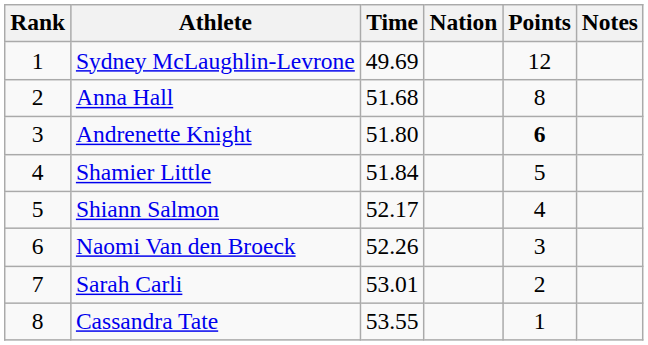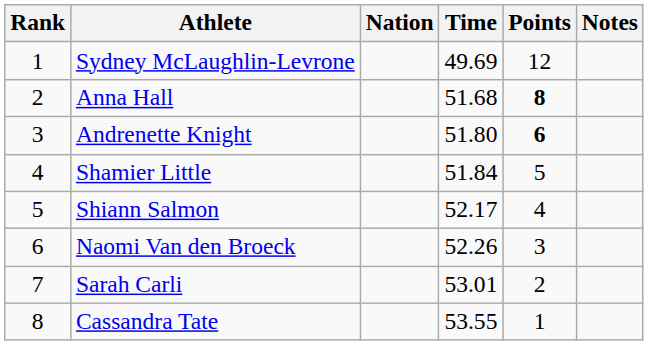columns swapped: (463, 23) <-> (392, 23)
(540, 97) normal -> (540, 97) bold
